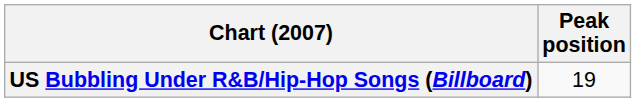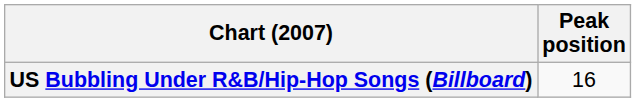(584, 79) 19 -> (584, 79) 16
